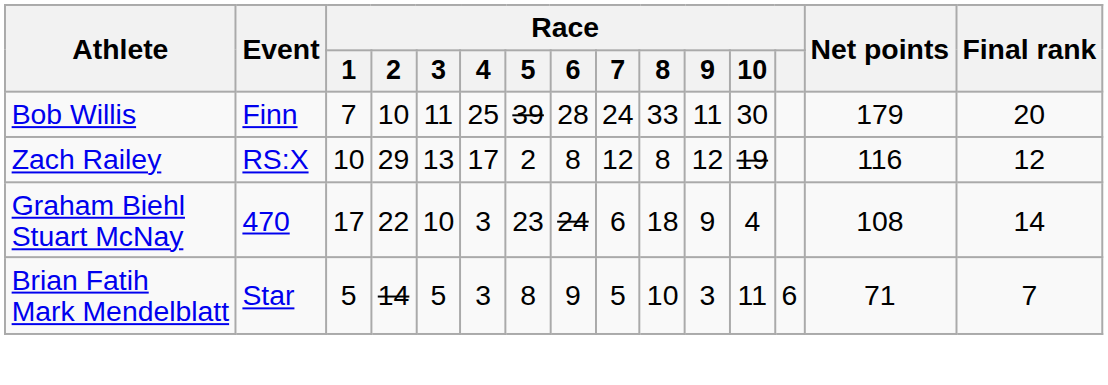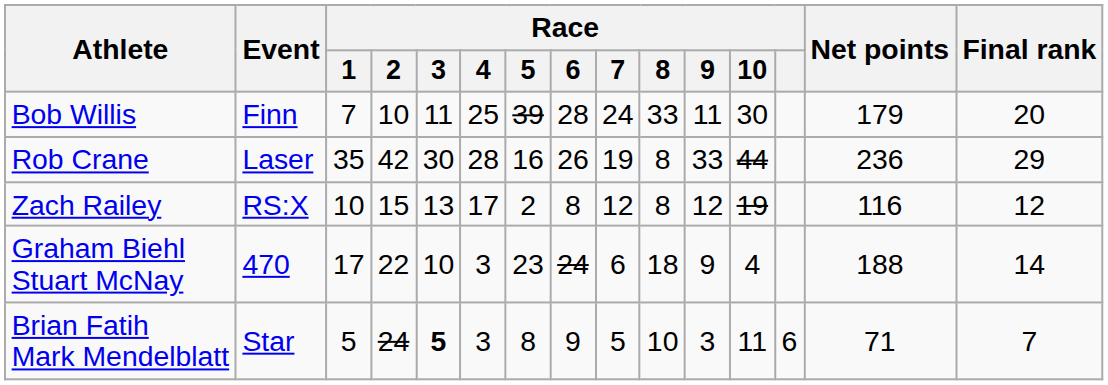+ row: (80, 160)
(394, 160) 29 -> (394, 205) 15
(880, 220) 108 -> (880, 265) 188
(394, 297) 14 -> (394, 341) 24
(438, 297) normal -> (438, 341) bold
